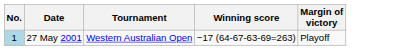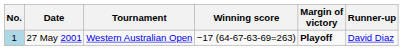+ column: (372, 17)
(315, 38) normal -> (316, 38) bold
